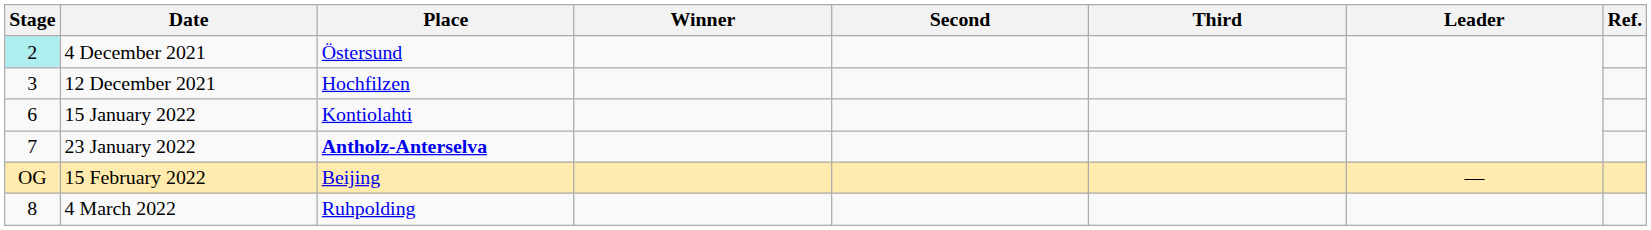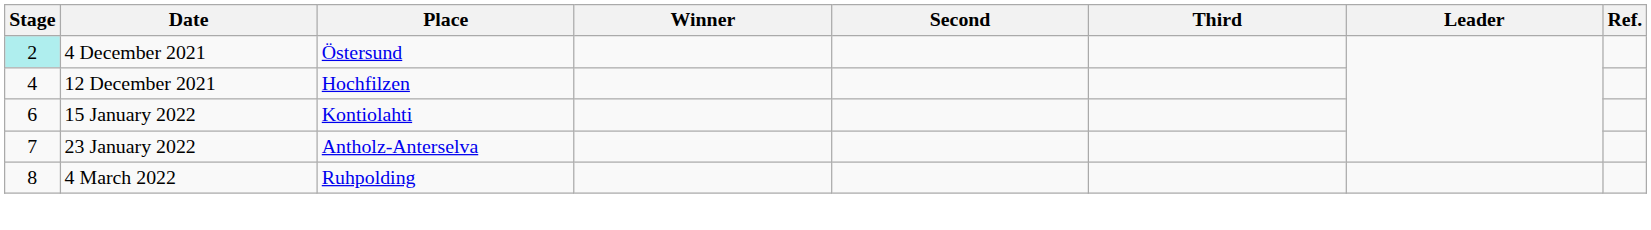(32, 83) 3 -> (32, 83) 4
(404, 146) bold -> (400, 146) normal
- row: (135, 177)
